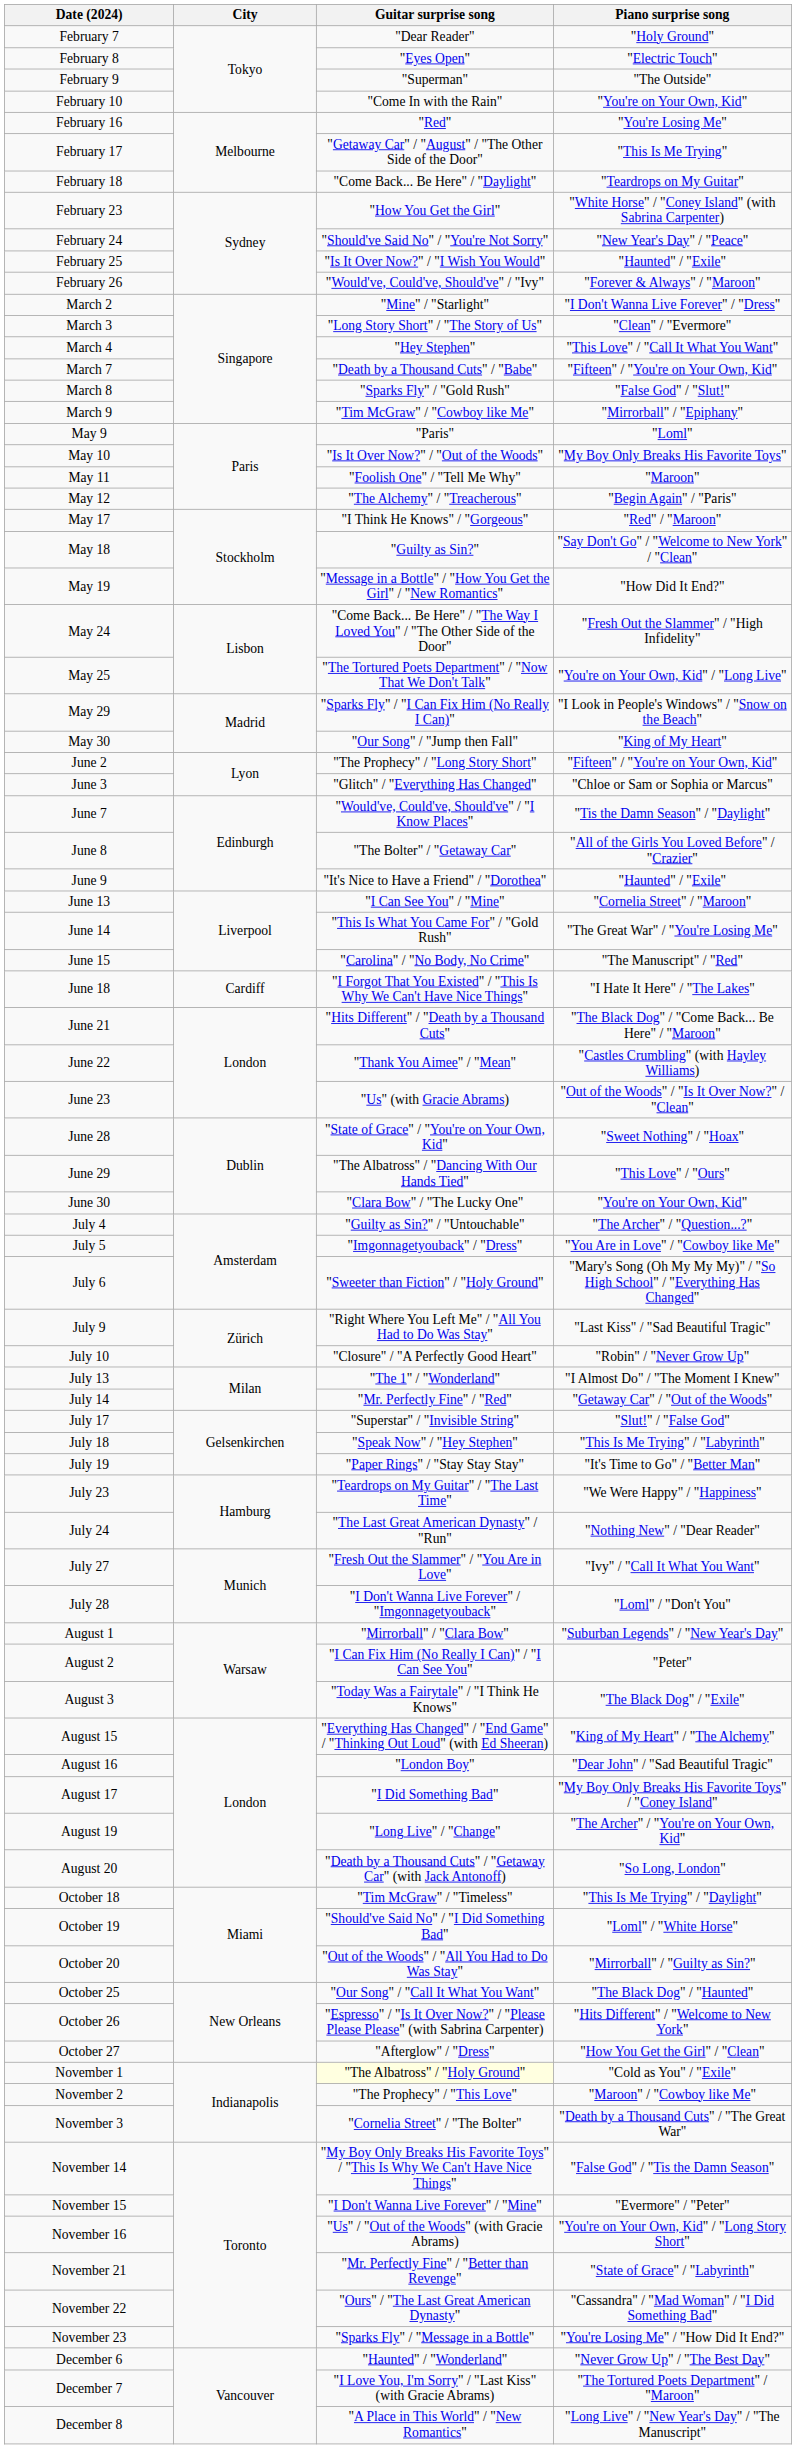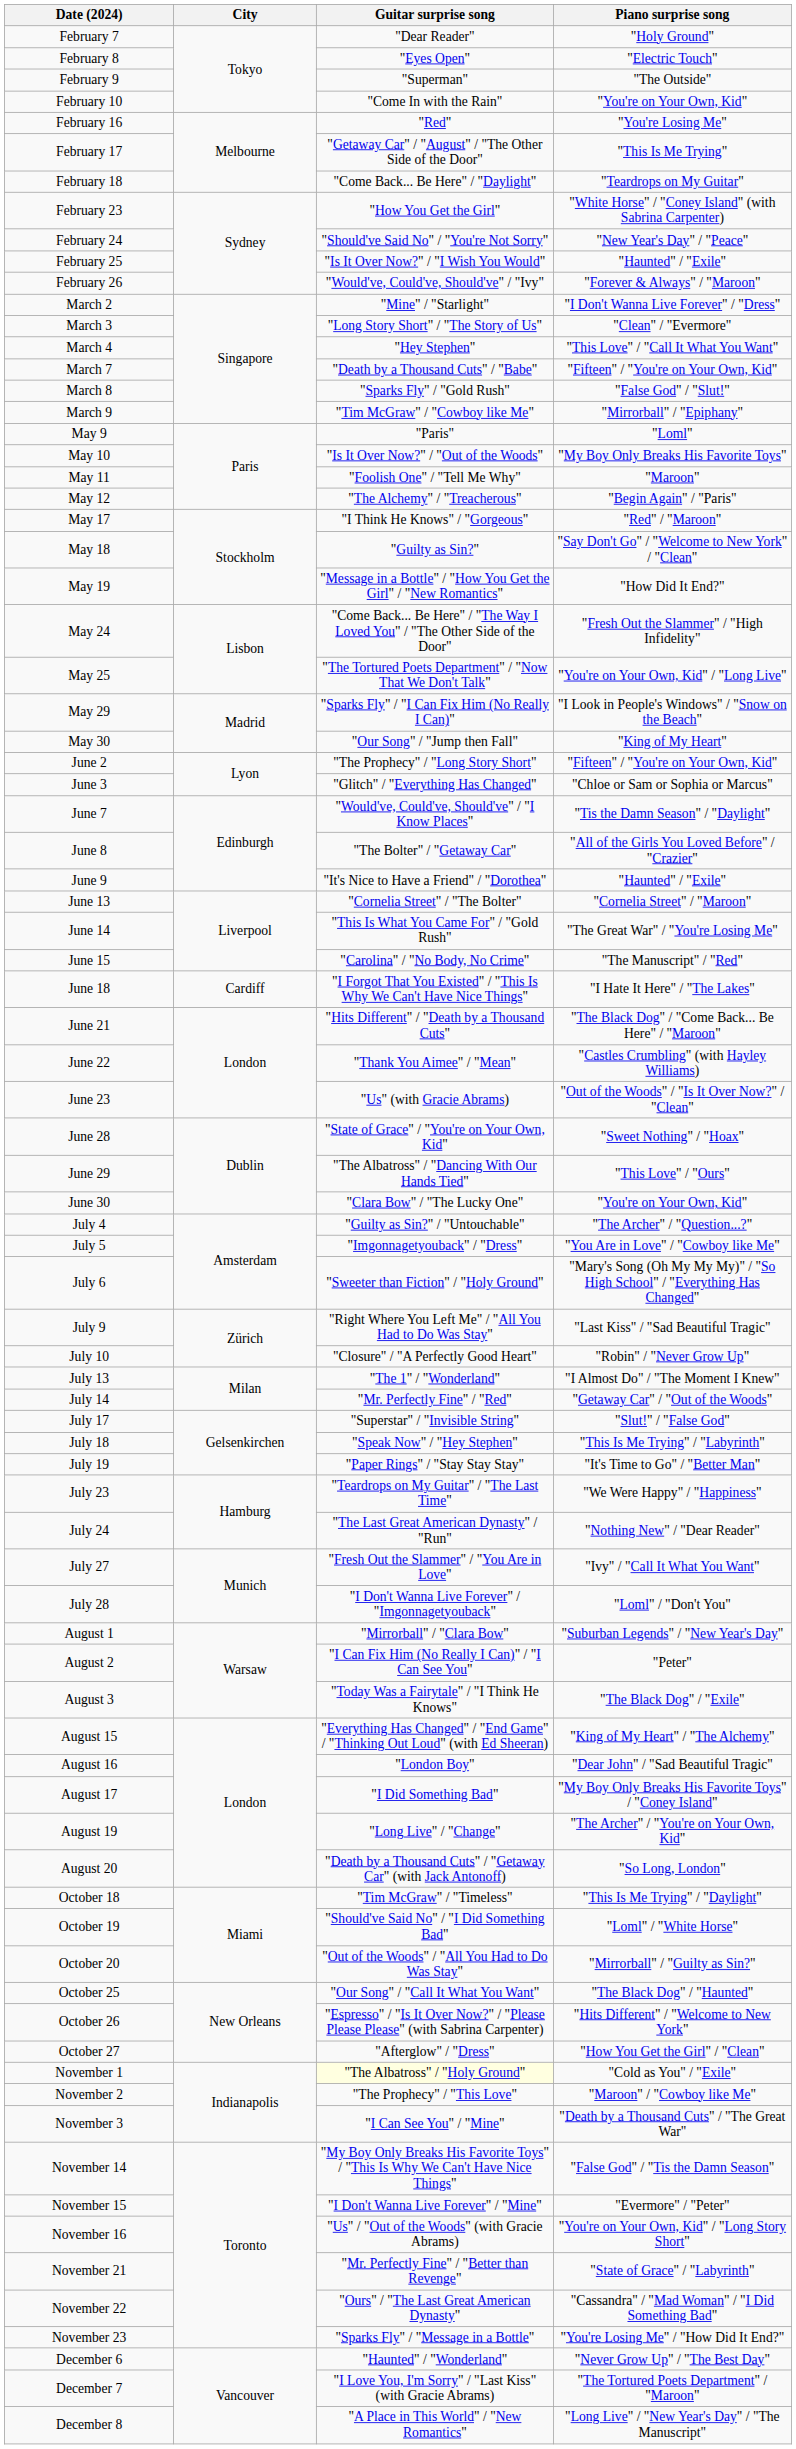(435, 901) "I Can See You" / "Mine" -> (435, 901) "Cornelia Street" / "The Bolter"
(435, 2123) "Cornelia Street" / "The Bolter" -> (435, 2123) "I Can See You" / "Mine"
